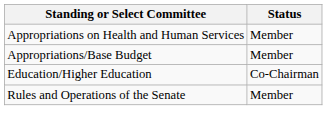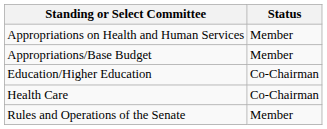+ row: (38, 94)
